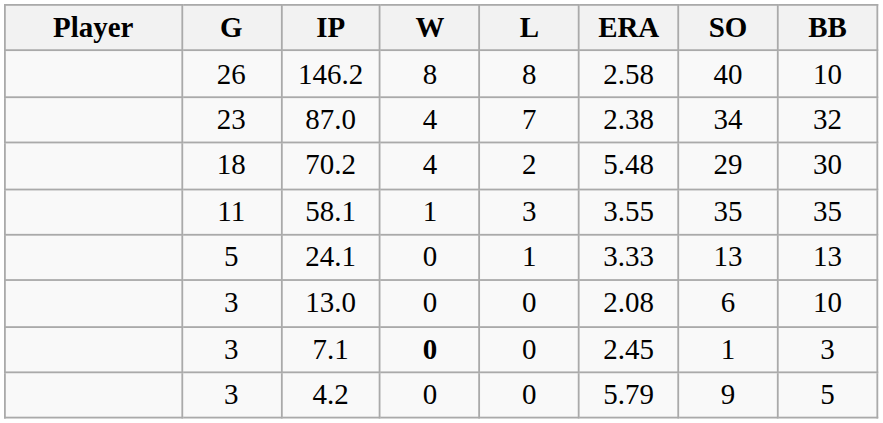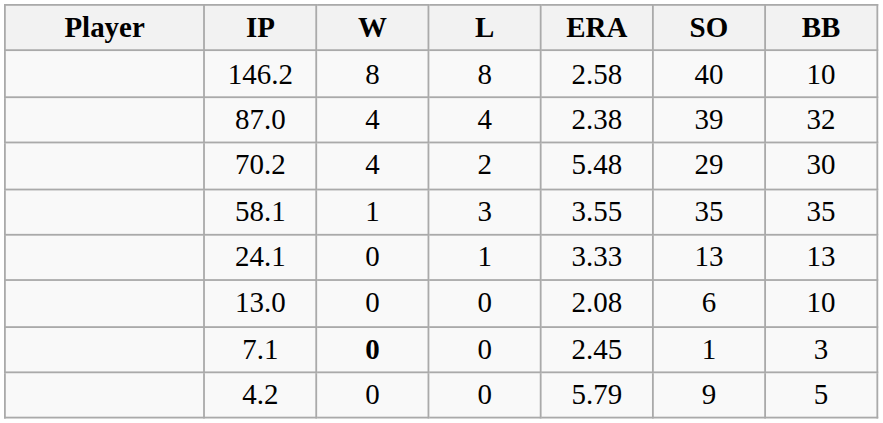- column: (231, 27)
(529, 119) 7 -> (485, 119) 4
(728, 119) 34 -> (709, 119) 39
